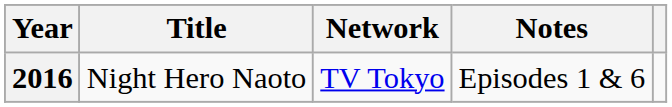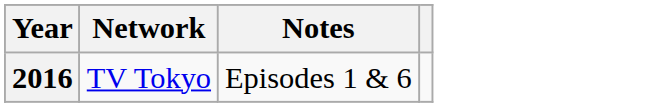- column: (197, 28)
